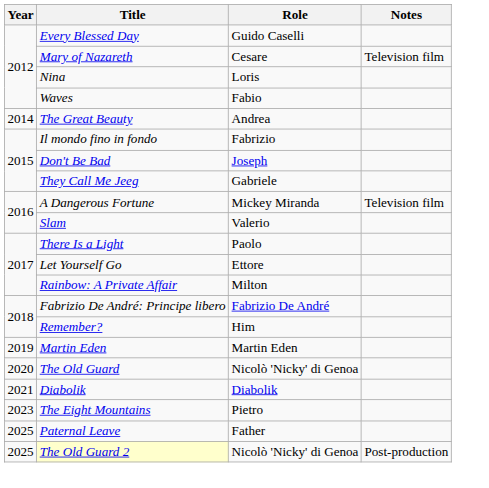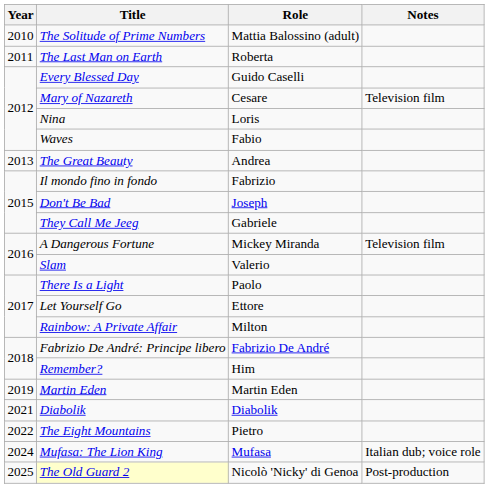+ row: (122, 35)
+ row: (101, 56)
(21, 118) 2014 -> (21, 160) 2013
- row: (80, 368)
(21, 410) 2023 -> (21, 431) 2022
+ row: (101, 451)
- row: (80, 431)
